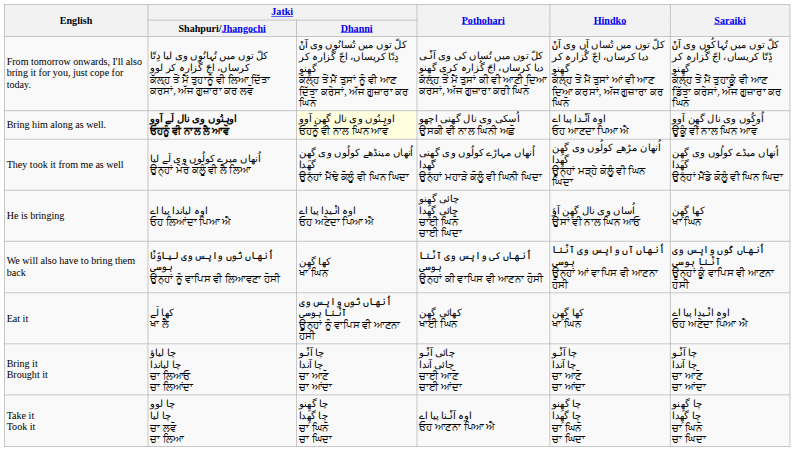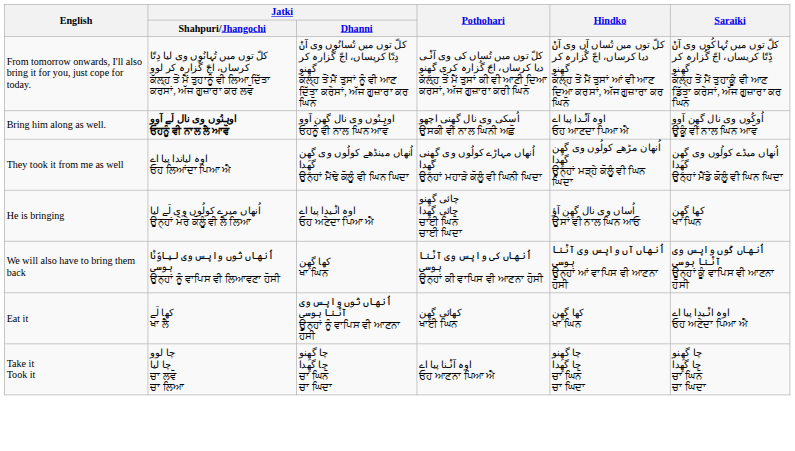(347, 125) lightyellow background -> (347, 125) no background
(205, 164) اُنھاں میرے کولُوں وی لَے لیا ਉਨ੍ਹਾਂ ਮੇਰੇ ਕੋਲੂੰ ਵੀ ਲੈ ਲਿਆ -> (190, 164) اوہ لیاندا پیا اے ਓਹ ਲਿਆਂਦਾ ਪਿਆ ਐ
(190, 216) اوہ لیاندا پیا اے ਓਹ ਲਿਆਂਦਾ ਪਿਆ ਐ -> (205, 216) اُنھاں میرے کولُوں وی لَے لیا ਉਨ੍ਹਾਂ ਮੇਰੇ ਕੋਲੂੰ ਵੀ ਲੈ ਲਿਆ
- row: (27, 369)
